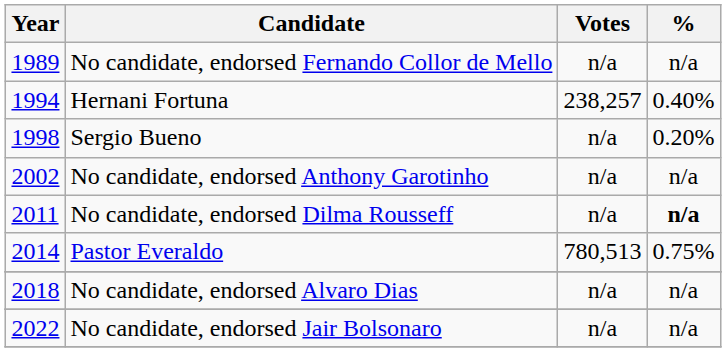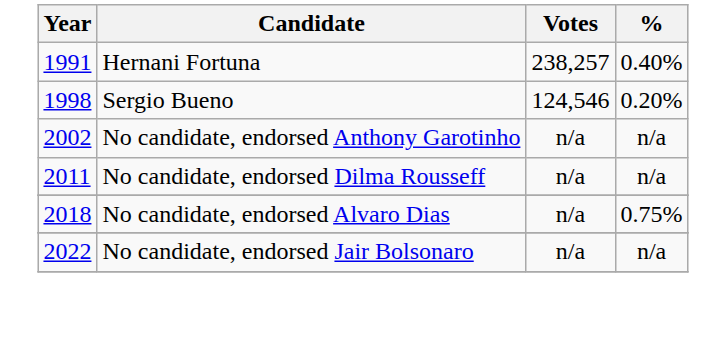- row: (311, 61)
(35, 99) 1994 -> (67, 61) 1991
(602, 137) n/a -> (570, 99) 124,546
(684, 213) bold -> (652, 175) normal
- row: (147, 251)
(684, 289) n/a -> (652, 213) 0.75%
